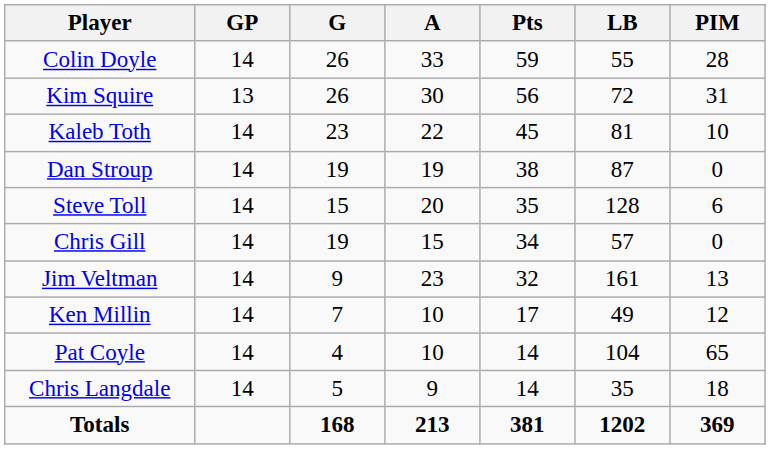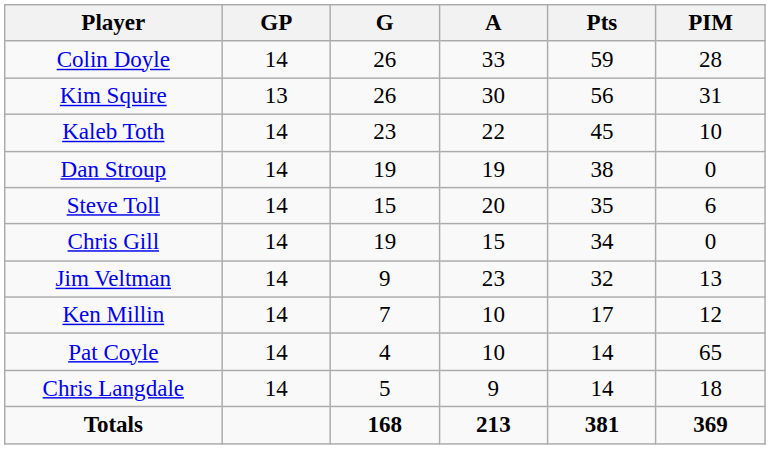- column: (622, 22)
